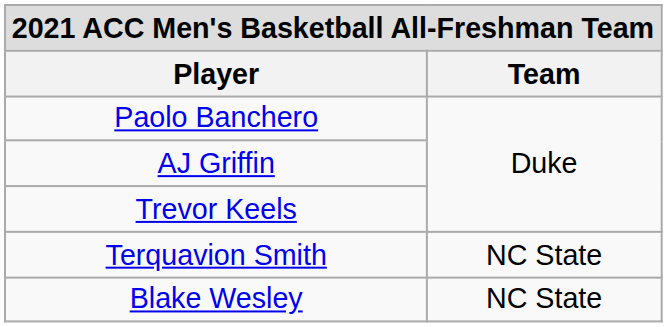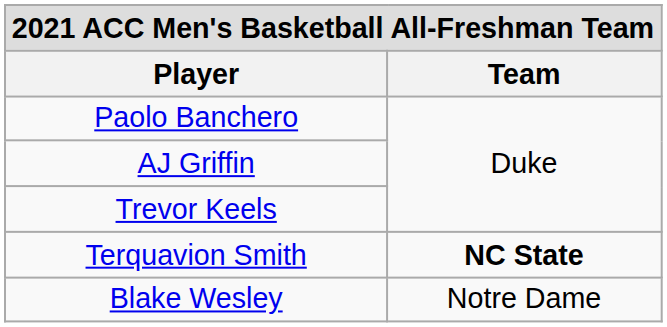(544, 254) normal -> (524, 254) bold
(544, 300) NC State -> (524, 300) Notre Dame
